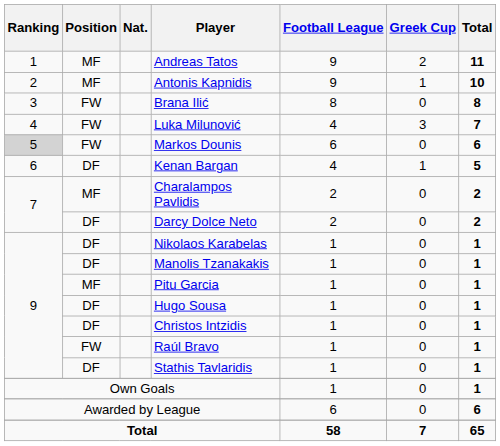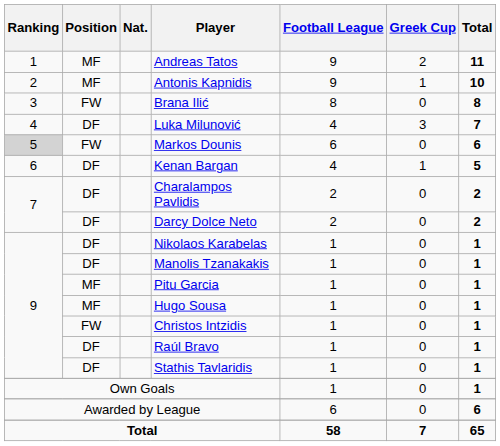(91, 124) FW -> (91, 124) DF
(91, 194) MF -> (91, 194) DF
(91, 305) DF -> (91, 305) MF
(91, 326) DF -> (91, 326) FW
(91, 347) FW -> (91, 347) DF
